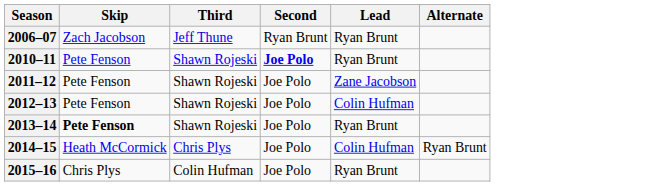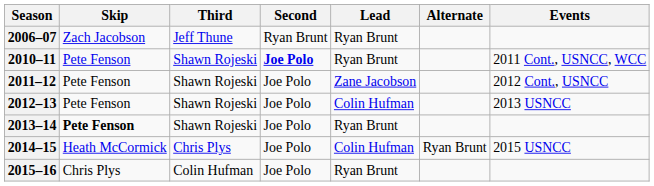+ column: (570, 15)
